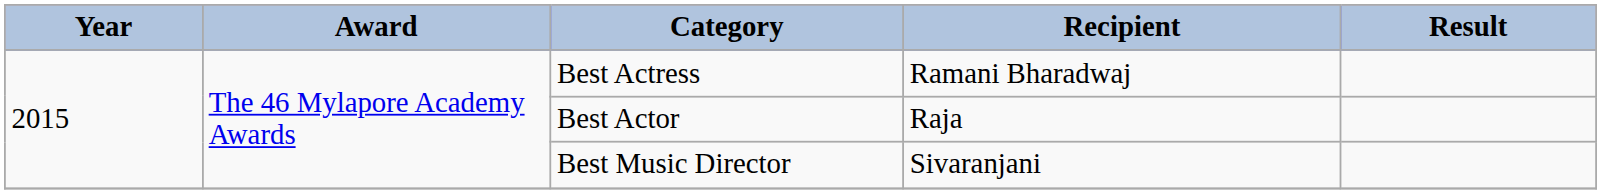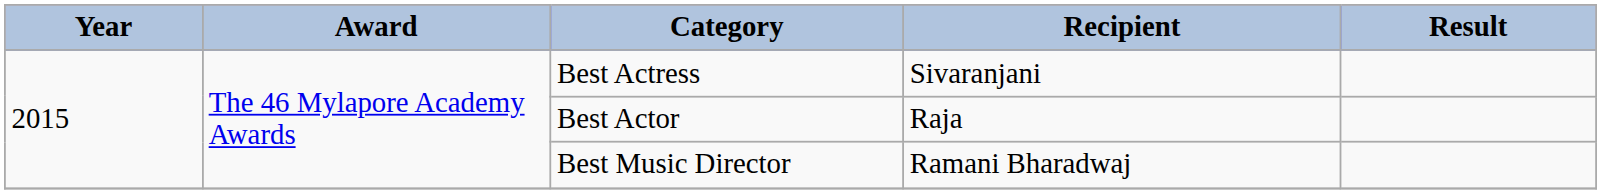(1021, 73) Ramani Bharadwaj -> (975, 73) Sivaranjani
(975, 164) Sivaranjani -> (1021, 164) Ramani Bharadwaj
